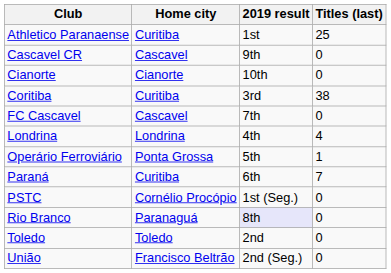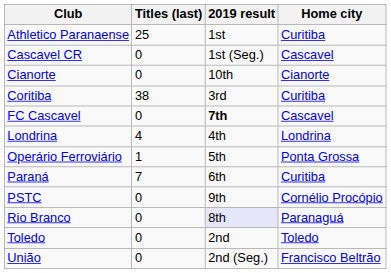columns swapped: (186, 14) <-> (349, 14)
(251, 55) 9th -> (236, 55) 1st (Seg.)
(251, 116) normal -> (218, 116) bold
(270, 197) 1st (Seg.) -> (217, 197) 9th
